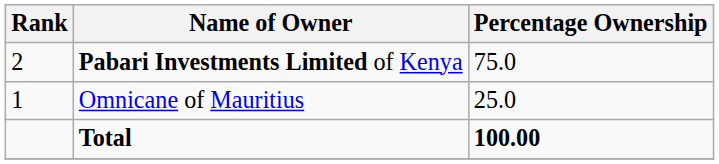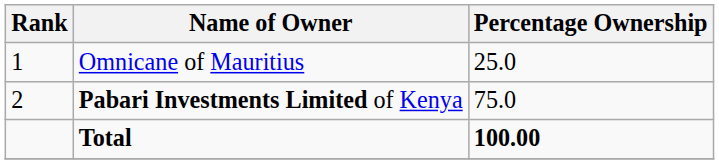rows swapped: (192, 100) <-> (271, 61)
